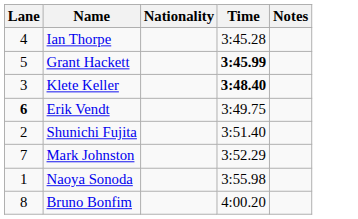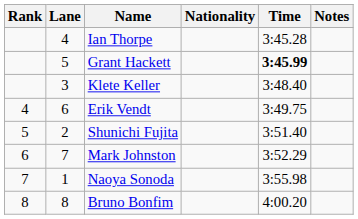+ column: (25, 16)
(244, 86) bold -> (285, 86) normal
(24, 109) bold -> (65, 109) normal
